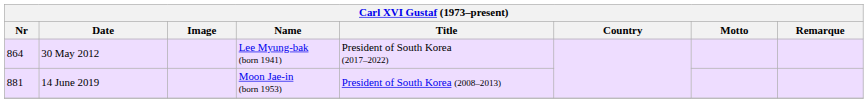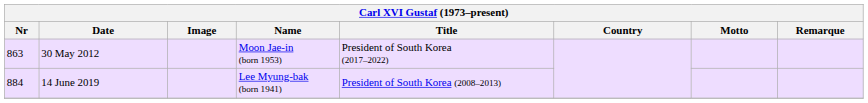(15, 53) 864 -> (15, 53) 863
(274, 53) Lee Myung-bak (born 1941) -> (266, 53) Moon Jae-in (born 1953)
(15, 83) 881 -> (15, 83) 884
(266, 83) Moon Jae-in (born 1953) -> (274, 83) Lee Myung-bak (born 1941)
